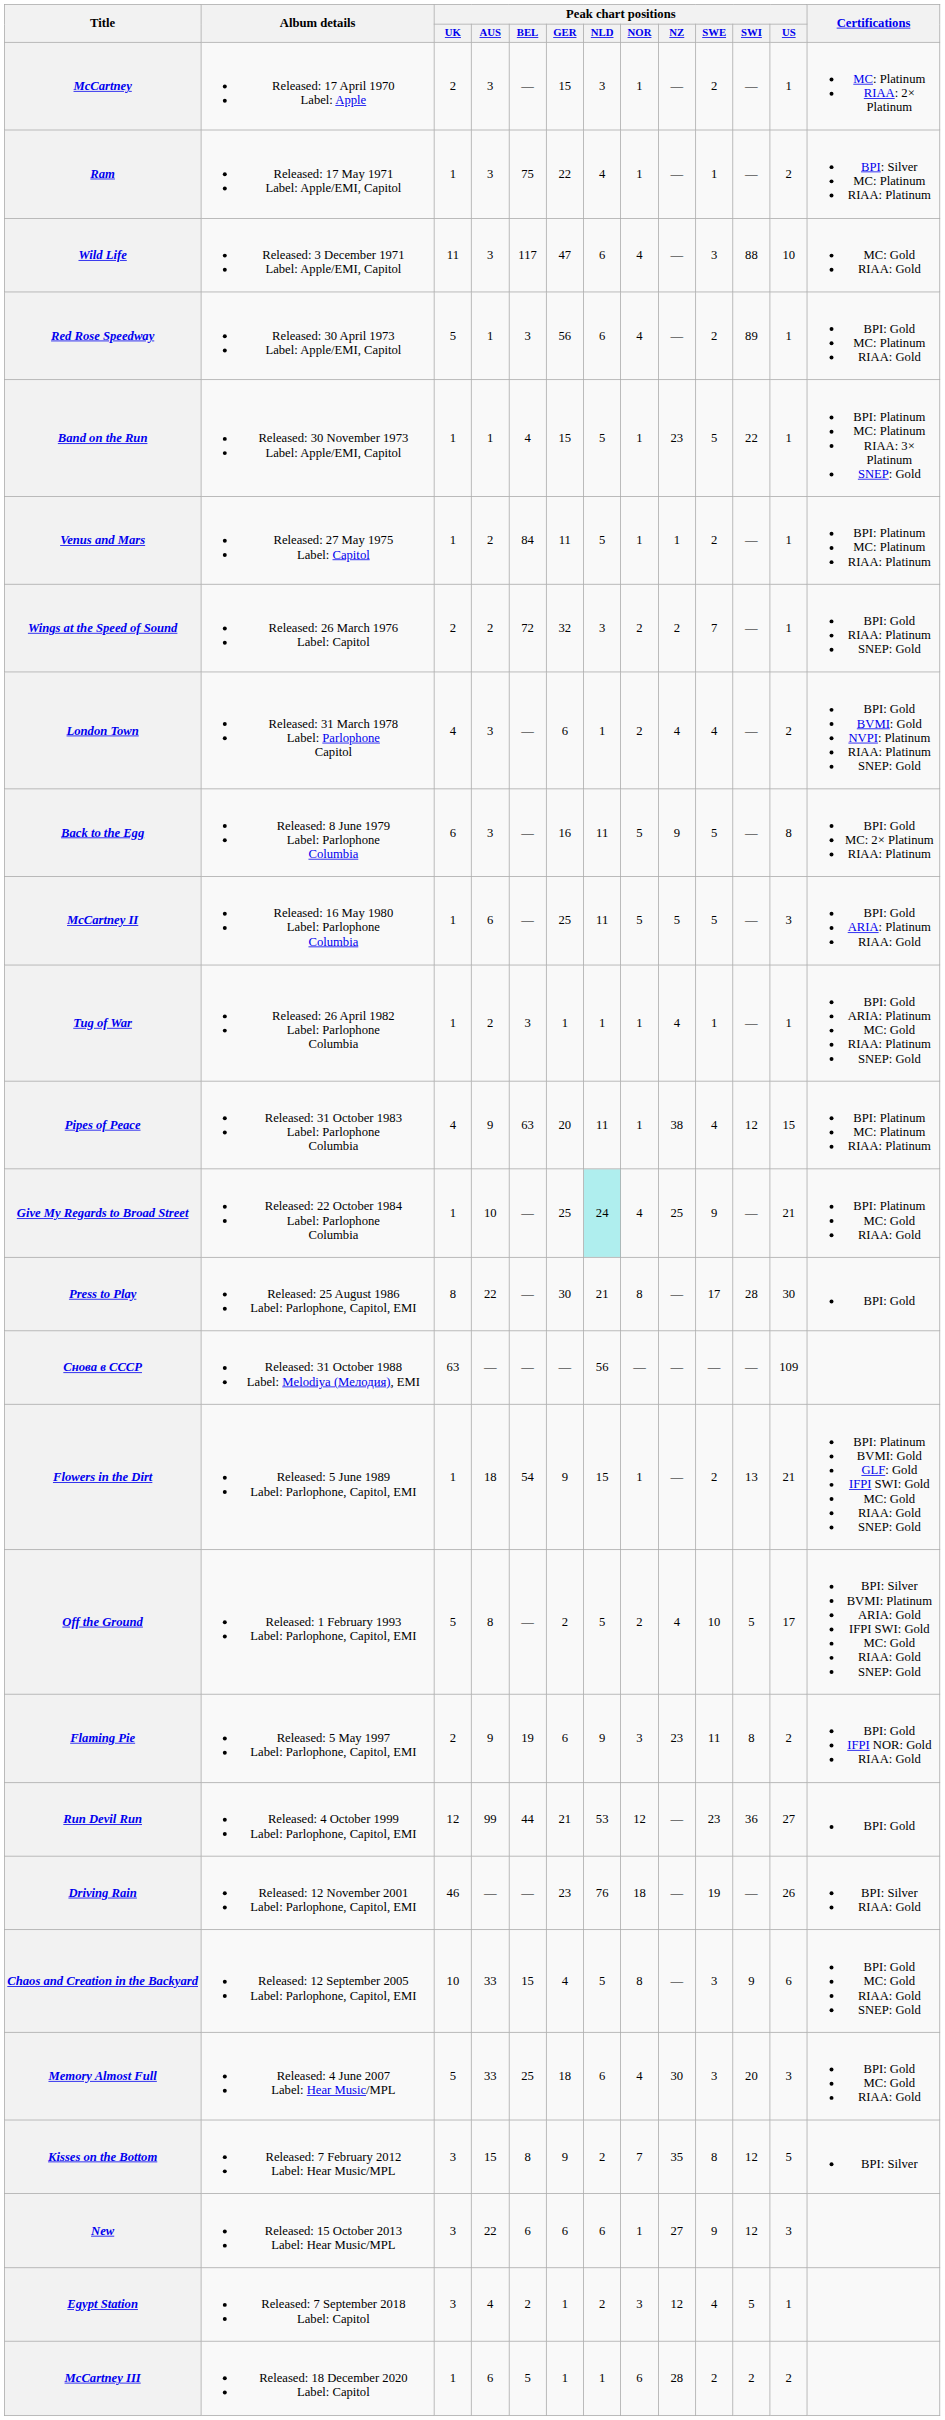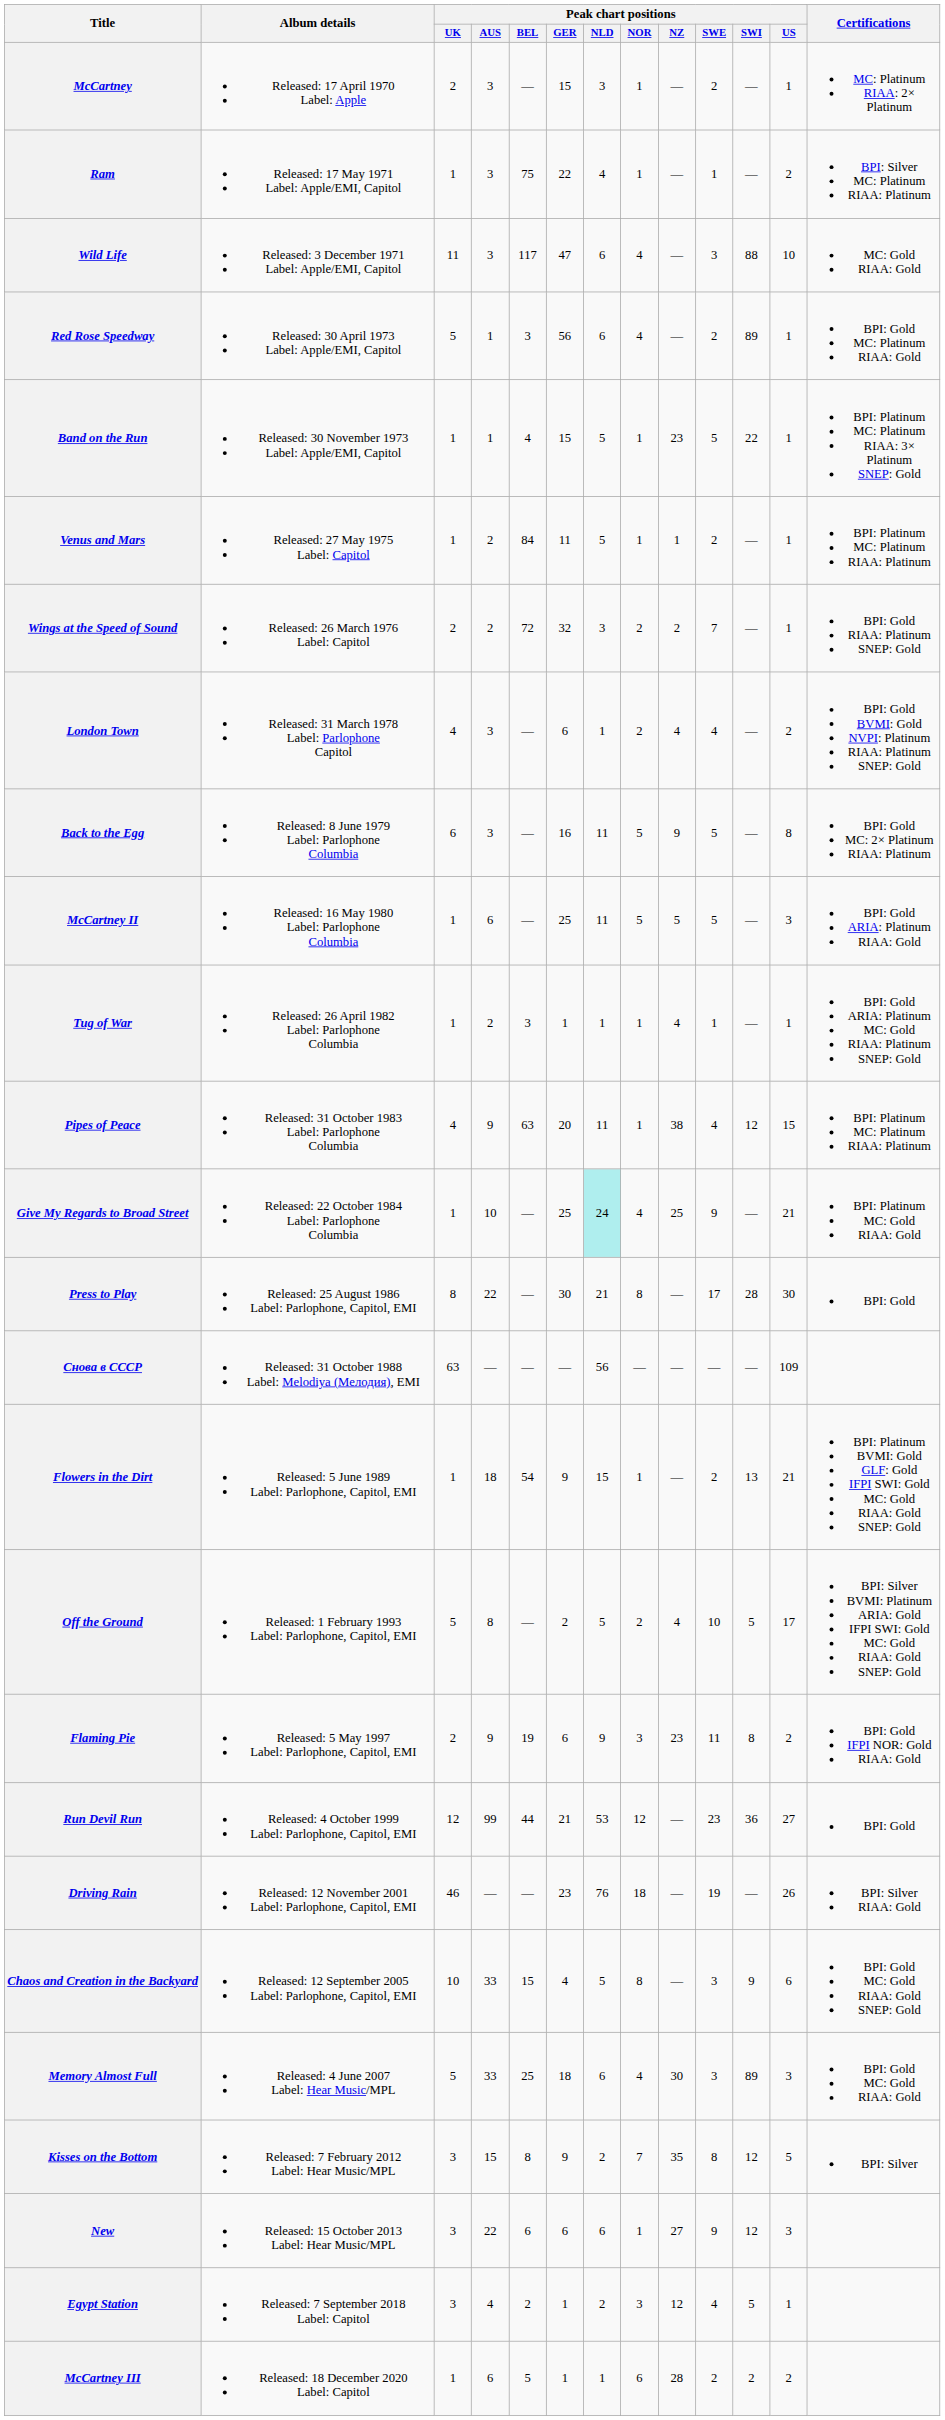(751, 2076) 20 -> (751, 2076) 89
